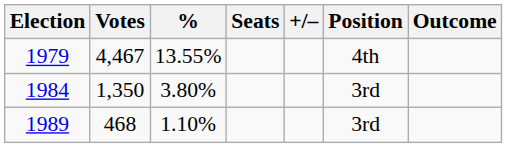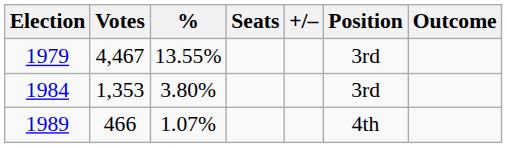(366, 55) 4th -> (366, 55) 3rd
(120, 90) 1,350 -> (120, 90) 1,353
(120, 124) 468 -> (120, 124) 466
(188, 124) 1.10% -> (188, 124) 1.07%
(366, 124) 3rd -> (366, 124) 4th
